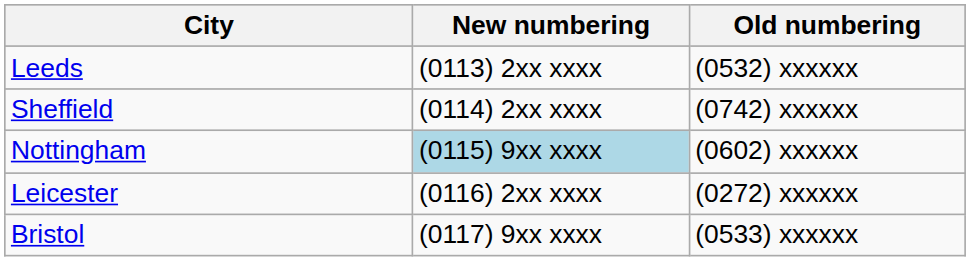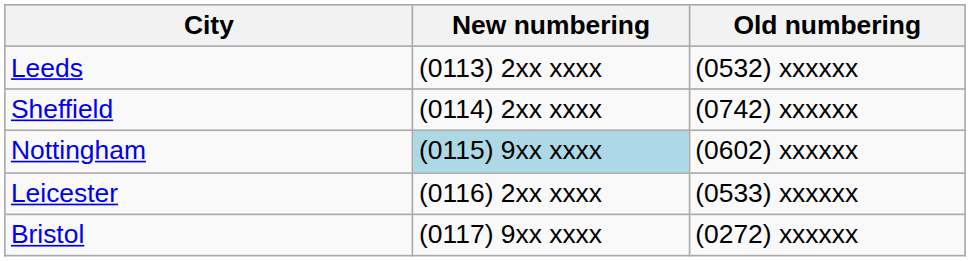(777, 192) (0272) xxxxxx -> (777, 192) (0533) xxxxxx
(777, 234) (0533) xxxxxx -> (777, 234) (0272) xxxxxx
